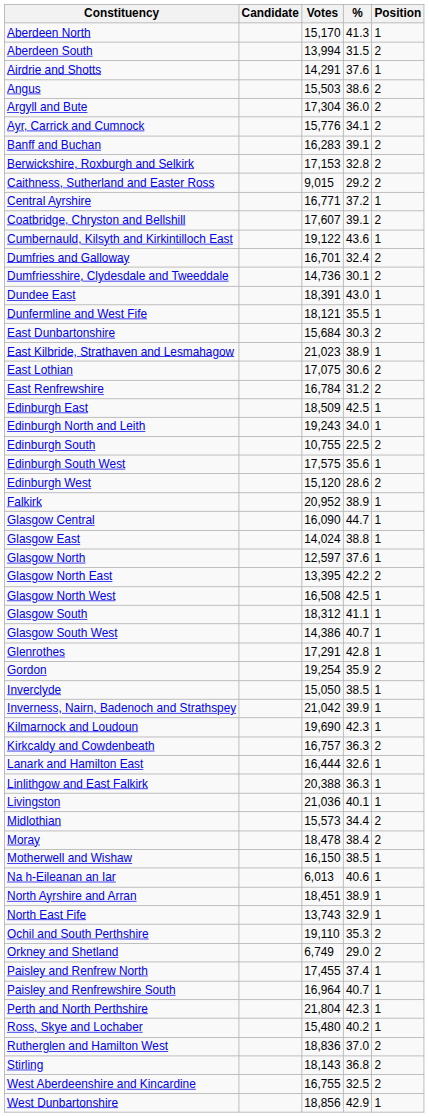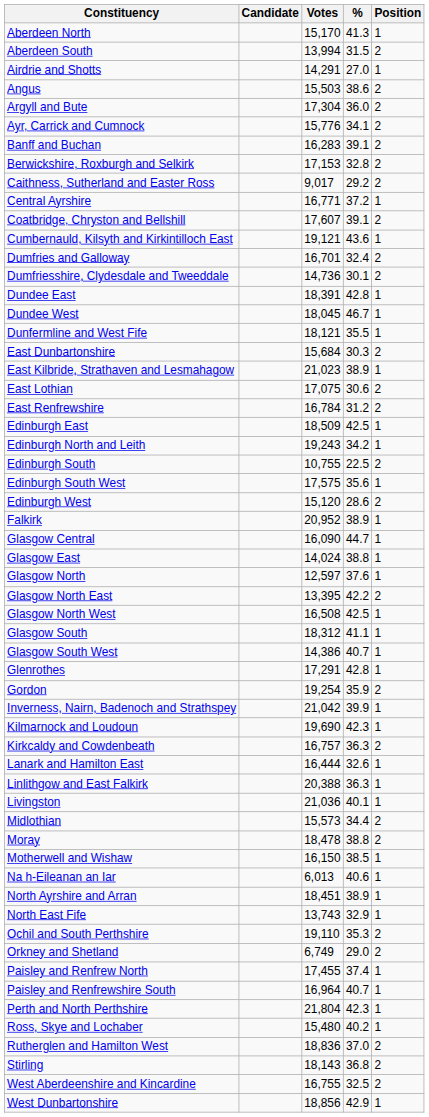(357, 70) 37.6 -> (357, 70) 27.0
(319, 182) 9,015 -> (319, 182) 9,017
(322, 239) 19,122 -> (322, 239) 19,121
(357, 295) 43.0 -> (357, 295) 42.8
+ row: (43, 314)
(357, 426) 34.0 -> (357, 445) 34.2
- row: (34, 689)
(357, 840) 38.4 -> (357, 840) 38.8
